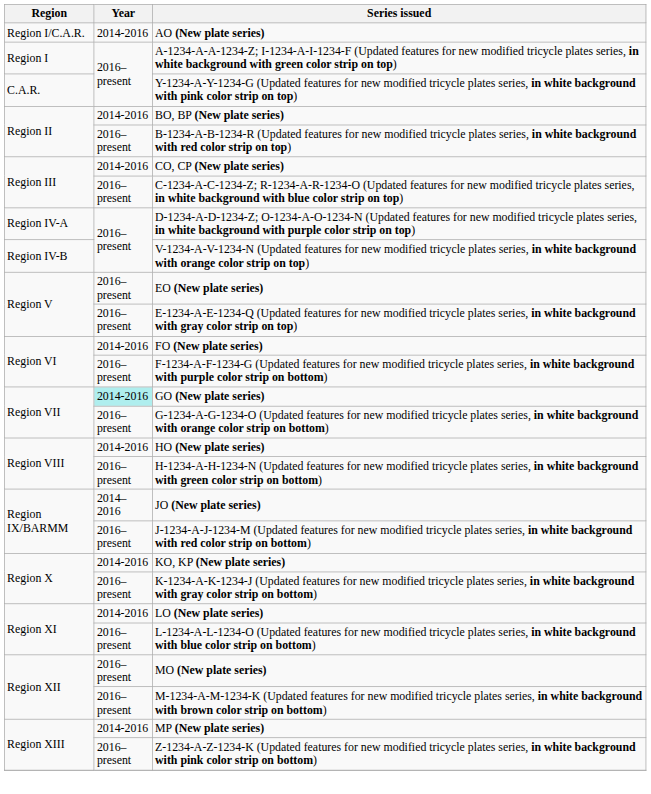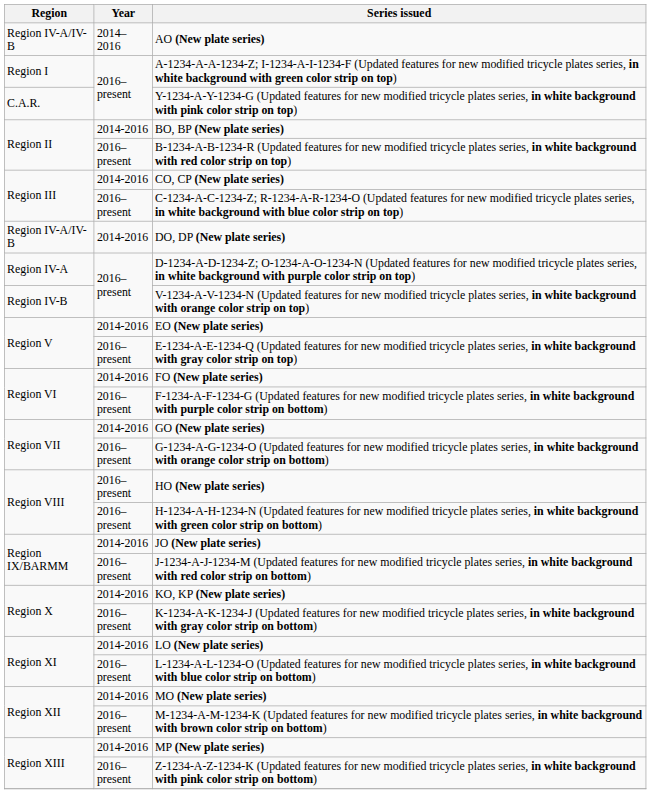(46, 32) Region I/C.A.R. -> (47, 39) Region IV-A/IV-B
(123, 32) 2014-2016 -> (112, 39) 2014–2016
+ row: (220, 237)
(114, 288) 2016–present -> (123, 327) 2014-2016
(123, 396) paleturquoise background -> (123, 428) no background
(123, 447) 2014-2016 -> (114, 486) 2016–present
(112, 505) 2014–2016 -> (123, 543) 2014-2016
(114, 671) 2016–present -> (123, 696) 2014-2016
